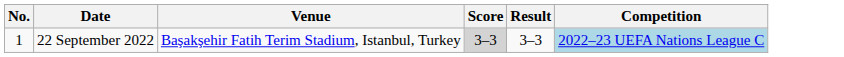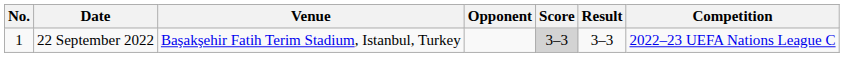+ column: (500, 16)
(661, 40) lightblue background -> (733, 40) no background
